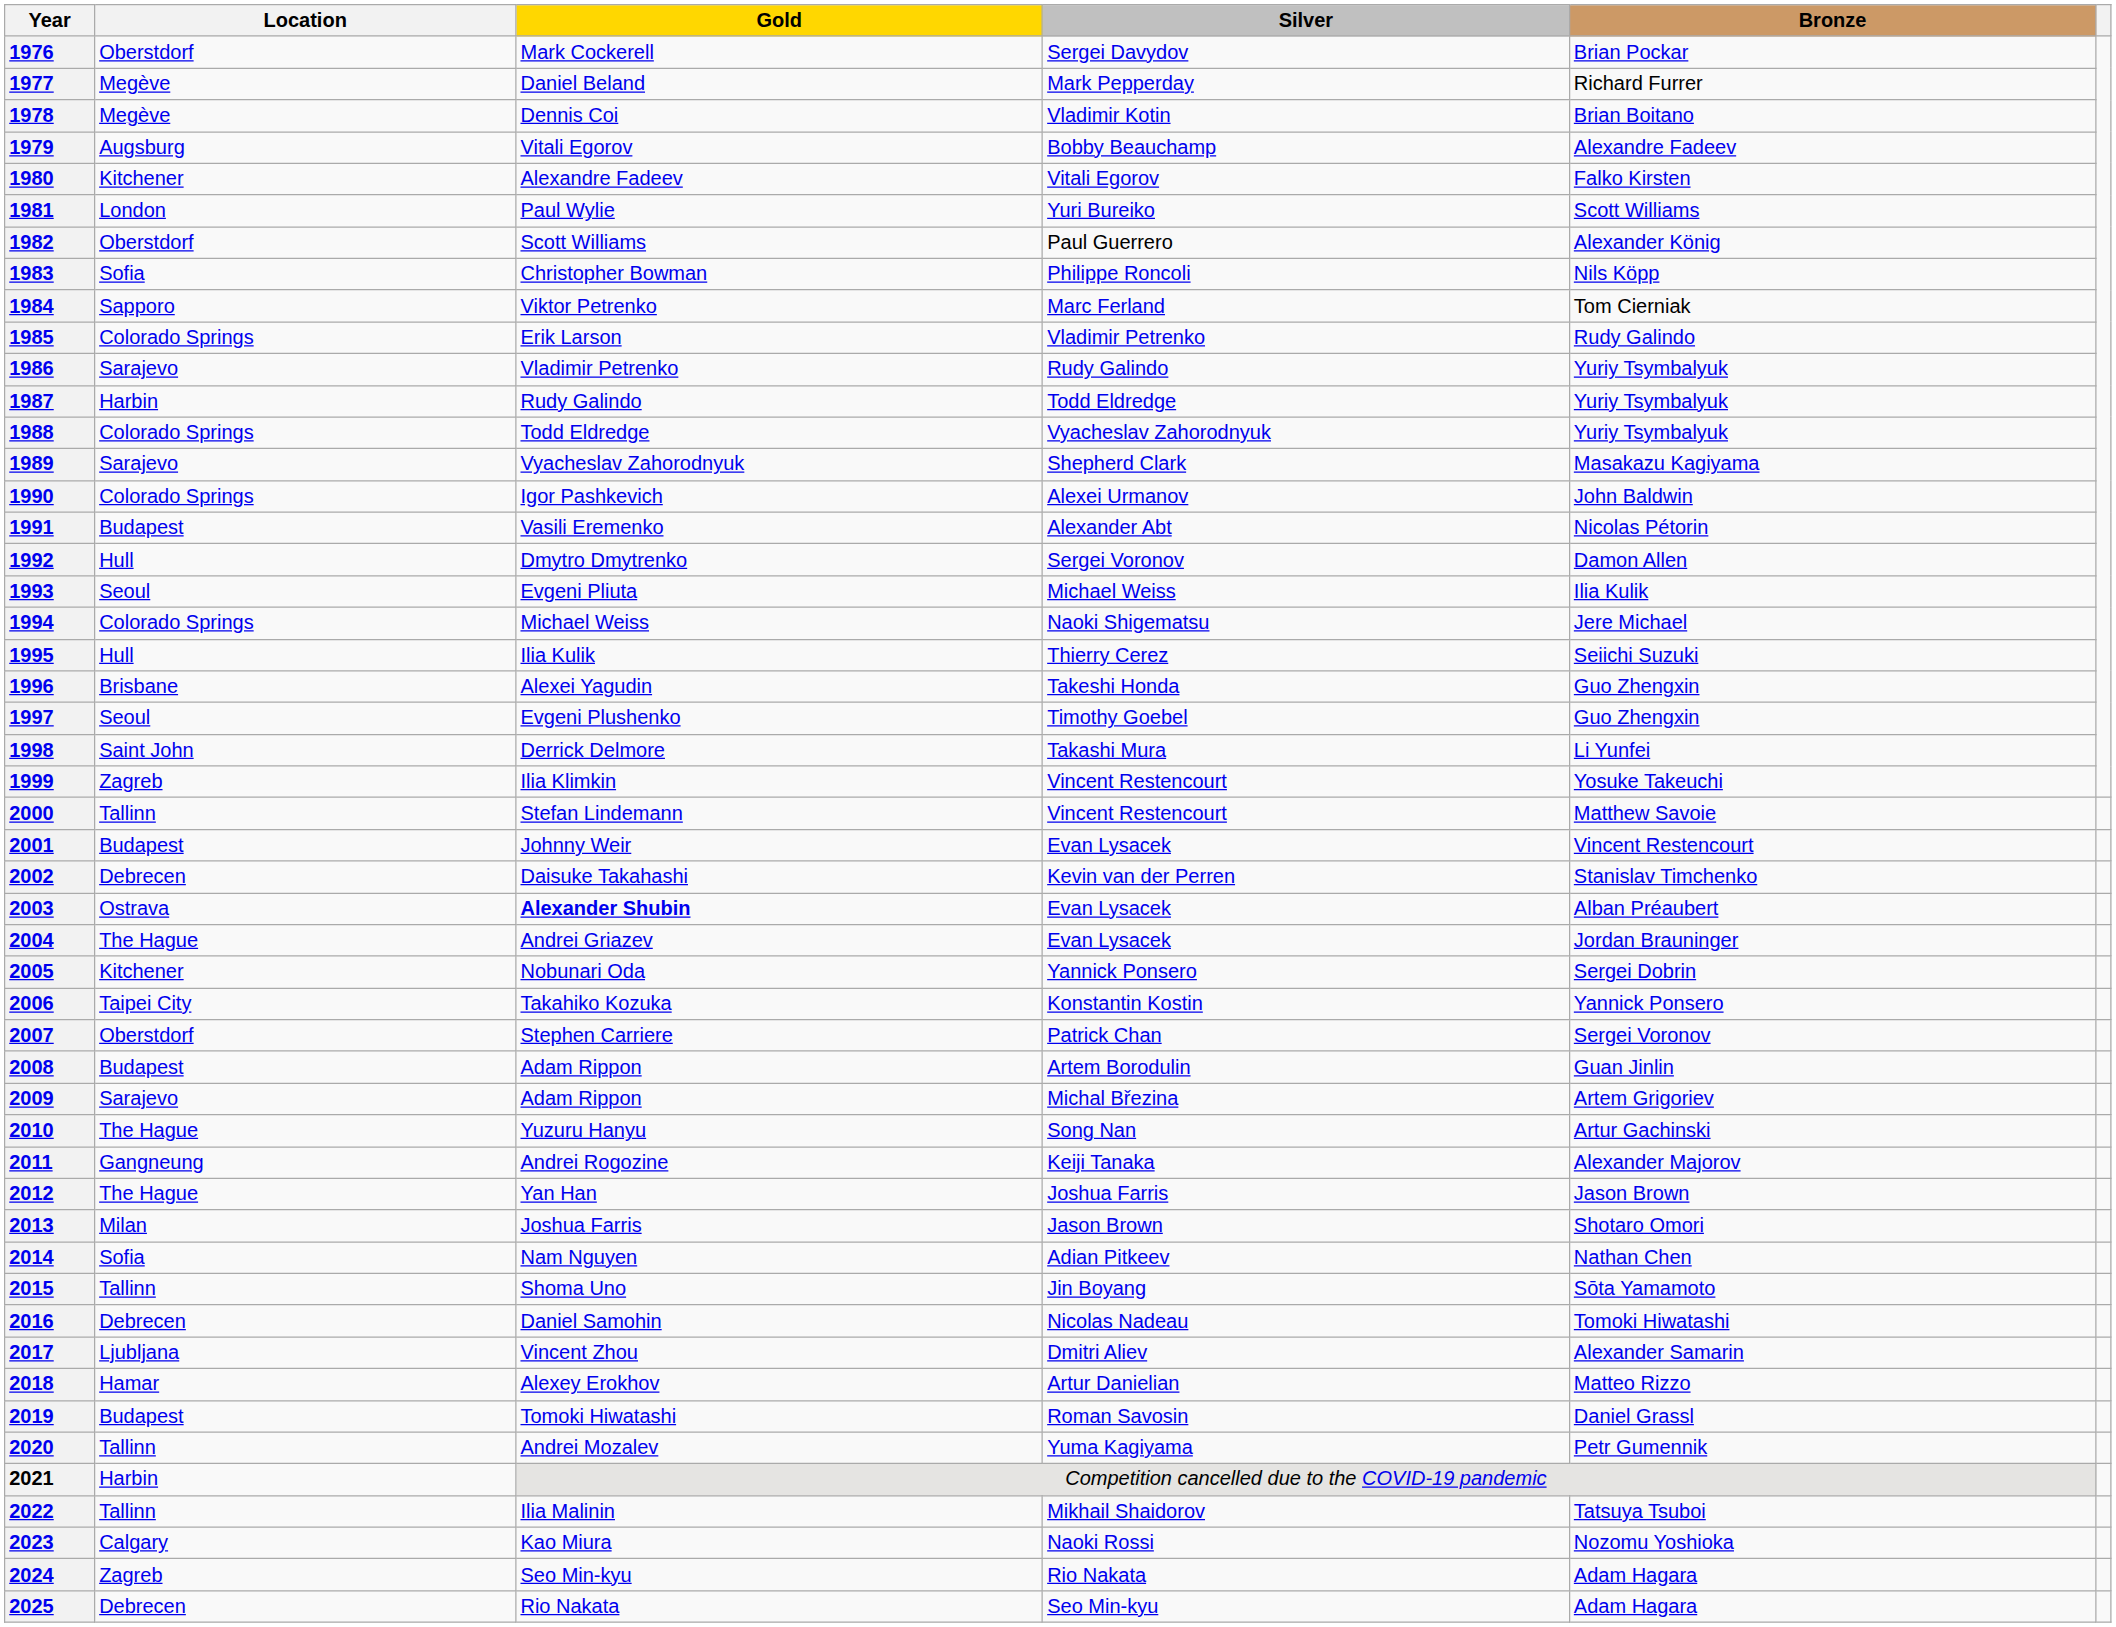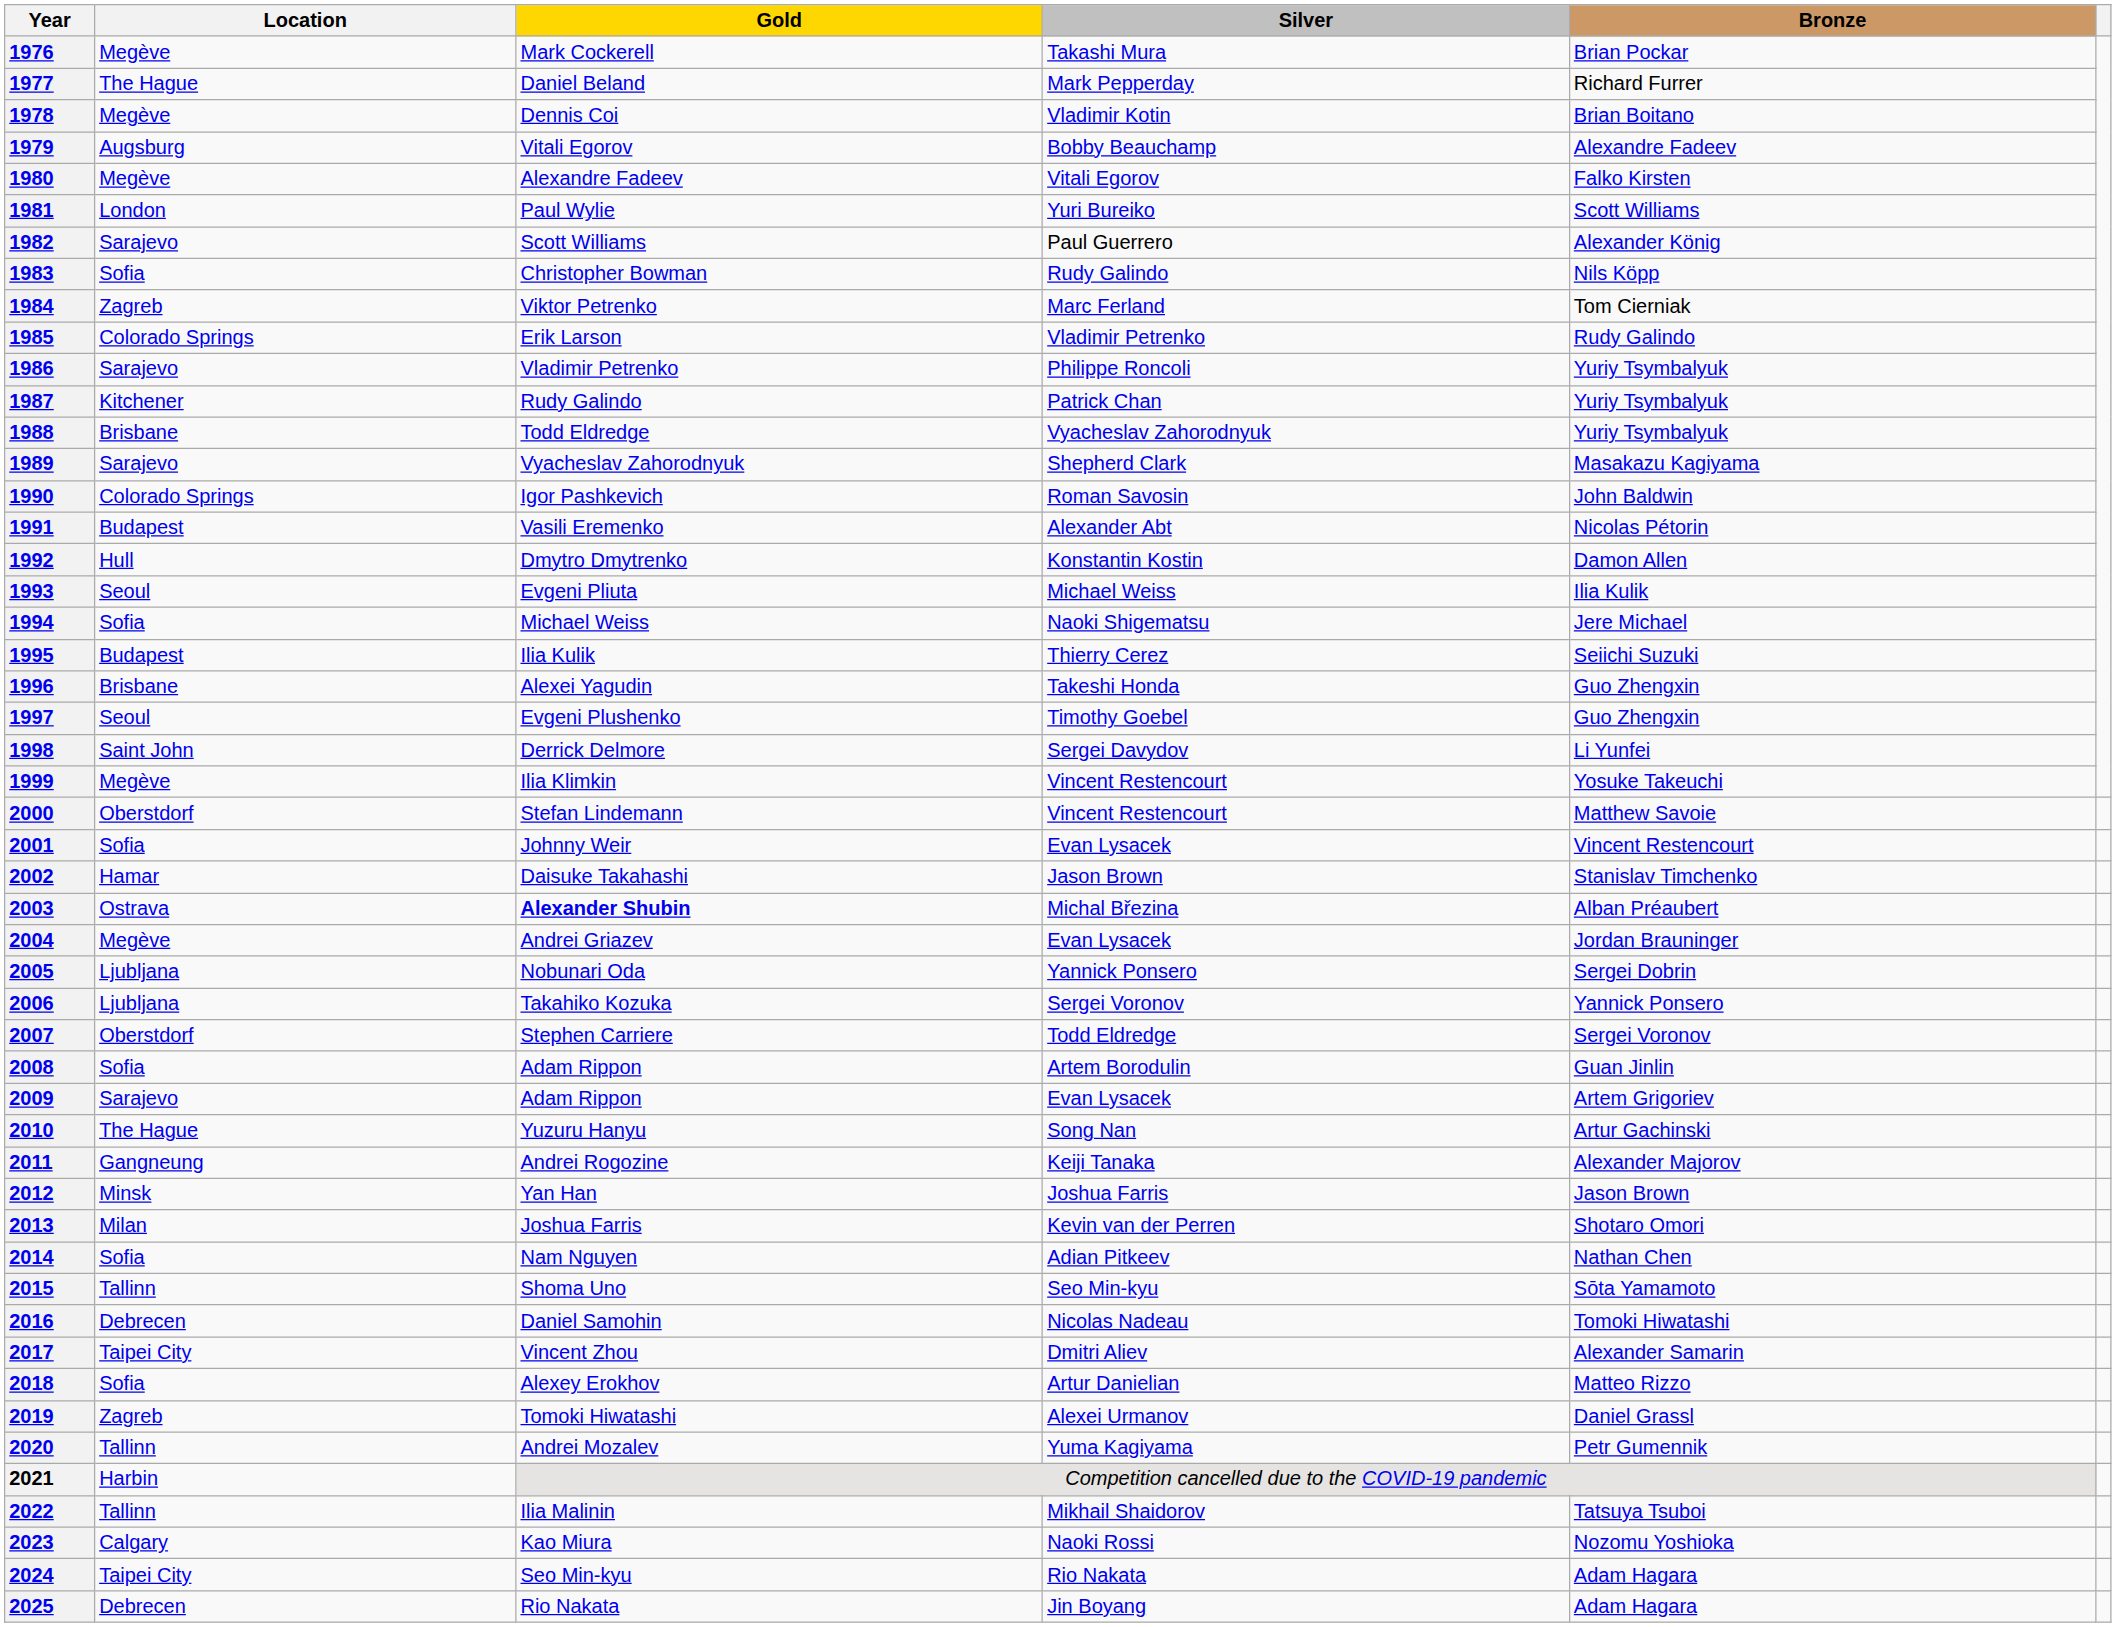(146, 52) Oberstdorf -> (135, 52) Megève
(1118, 52) Sergei Davydov -> (1107, 52) Takashi Mura
(135, 83) Megève -> (149, 83) The Hague
(141, 178) Kitchener -> (135, 178) Megève
(146, 242) Oberstdorf -> (139, 242) Sarajevo
(1119, 274) Philippe Roncoli -> (1108, 274) Rudy Galindo
(137, 305) Sapporo -> (131, 305) Zagreb
(1108, 369) Rudy Galindo -> (1119, 369) Philippe Roncoli
(129, 400) Harbin -> (141, 400) Kitchener
(1112, 400) Todd Eldredge -> (1104, 400) Patrick Chan
(176, 432) Colorado Springs -> (139, 432) Brisbane
(1118, 496) Alexei Urmanov -> (1118, 496) Roman Savosin
(1116, 559) Sergei Voronov -> (1125, 559) Konstantin Kostin
(176, 623) Colorado Springs -> (122, 623) Sofia
(116, 654) Hull -> (141, 654) Budapest
(1107, 749) Takashi Mura -> (1118, 749) Sergei Davydov
(131, 781) Zagreb -> (135, 781) Megève
(127, 813) Tallinn -> (146, 813) Oberstdorf
(141, 845) Budapest -> (122, 845) Sofia
(142, 876) Debrecen -> (129, 876) Hamar
(1141, 876) Kevin van der Perren -> (1105, 876) Jason Brown
(1109, 908) Evan Lysacek -> (1113, 908) Michal Březina
(149, 940) The Hague -> (135, 940) Megève
(141, 971) Kitchener -> (139, 971) Ljubljana
(145, 1003) Taipei City -> (139, 1003) Ljubljana
(1125, 1003) Konstantin Kostin -> (1116, 1003) Sergei Voronov
(1104, 1035) Patrick Chan -> (1112, 1035) Todd Eldredge
(141, 1067) Budapest -> (122, 1067) Sofia
(1113, 1098) Michal Březina -> (1109, 1098) Evan Lysacek
(149, 1193) The Hague -> (125, 1193) Minsk
(1105, 1225) Jason Brown -> (1141, 1225) Kevin van der Perren
(1097, 1289) Jin Boyang -> (1103, 1289) Seo Min-kyu
(139, 1352) Ljubljana -> (145, 1352) Taipei City
(129, 1384) Hamar -> (122, 1384) Sofia
(141, 1415) Budapest -> (131, 1415) Zagreb
(1118, 1415) Roman Savosin -> (1118, 1415) Alexei Urmanov
(131, 1574) Zagreb -> (145, 1574) Taipei City
(1103, 1606) Seo Min-kyu -> (1097, 1606) Jin Boyang
